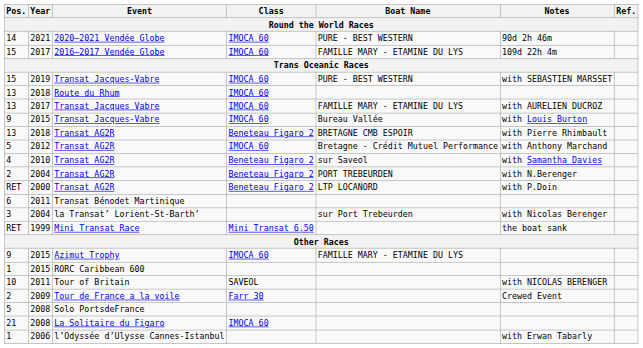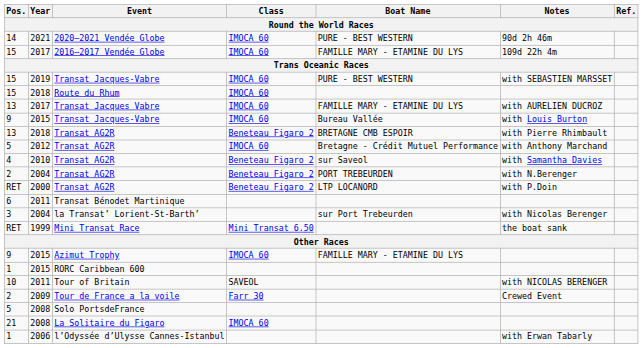(11, 92) 13 -> (11, 92) 15
